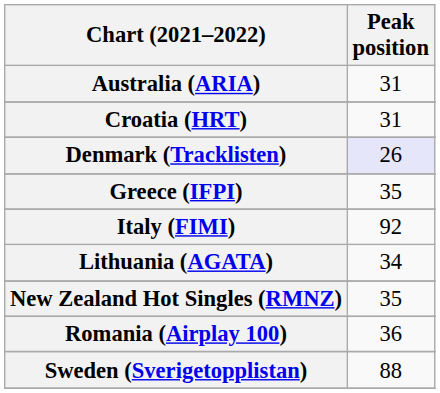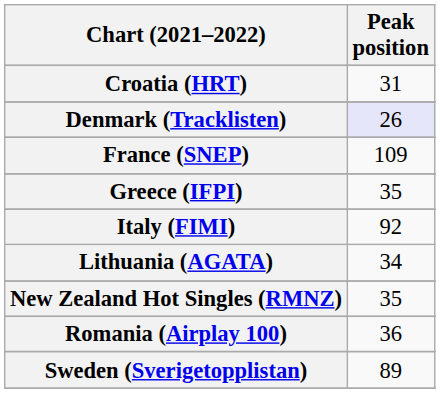- row: (176, 83)
+ row: (176, 155)
(391, 369) 88 -> (391, 369) 89
